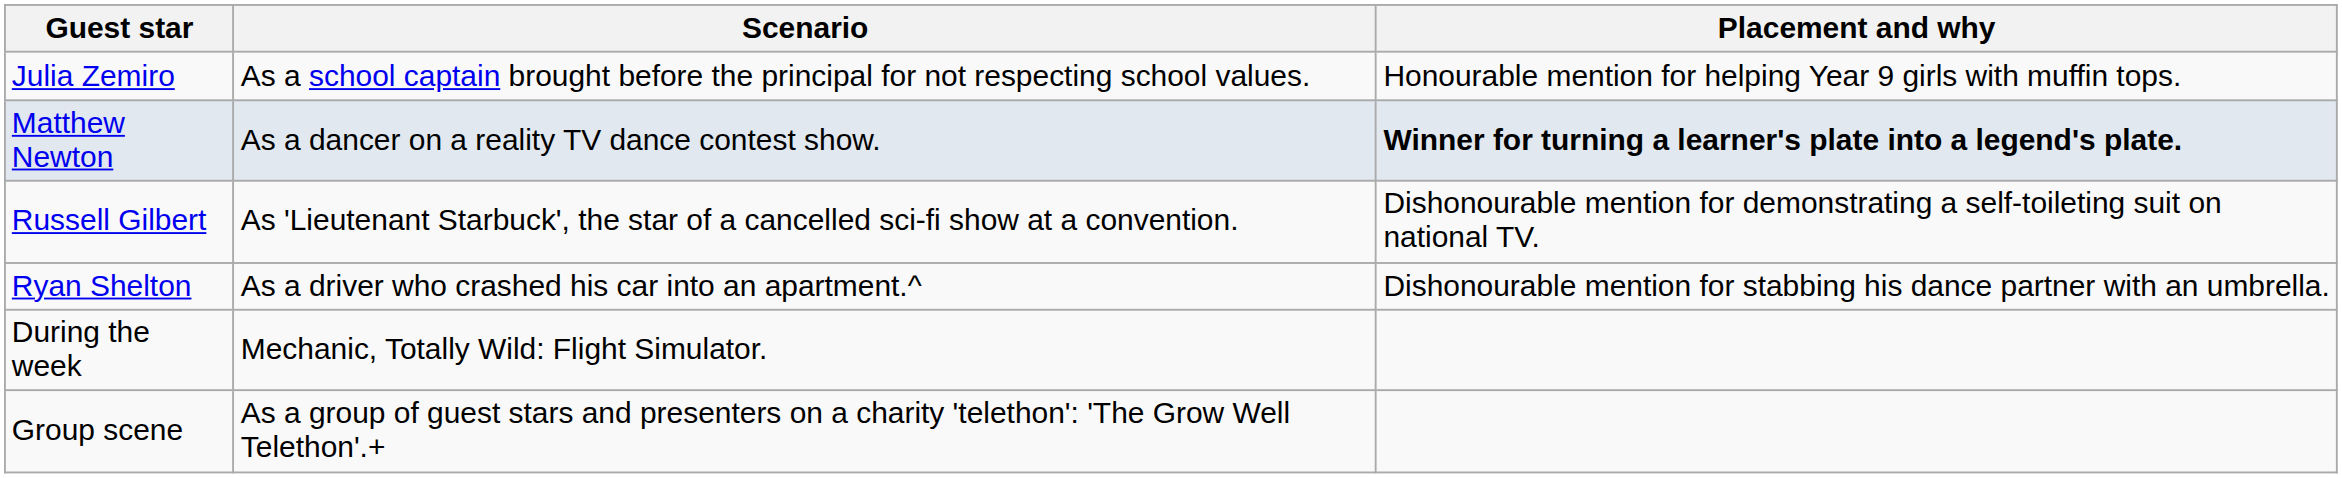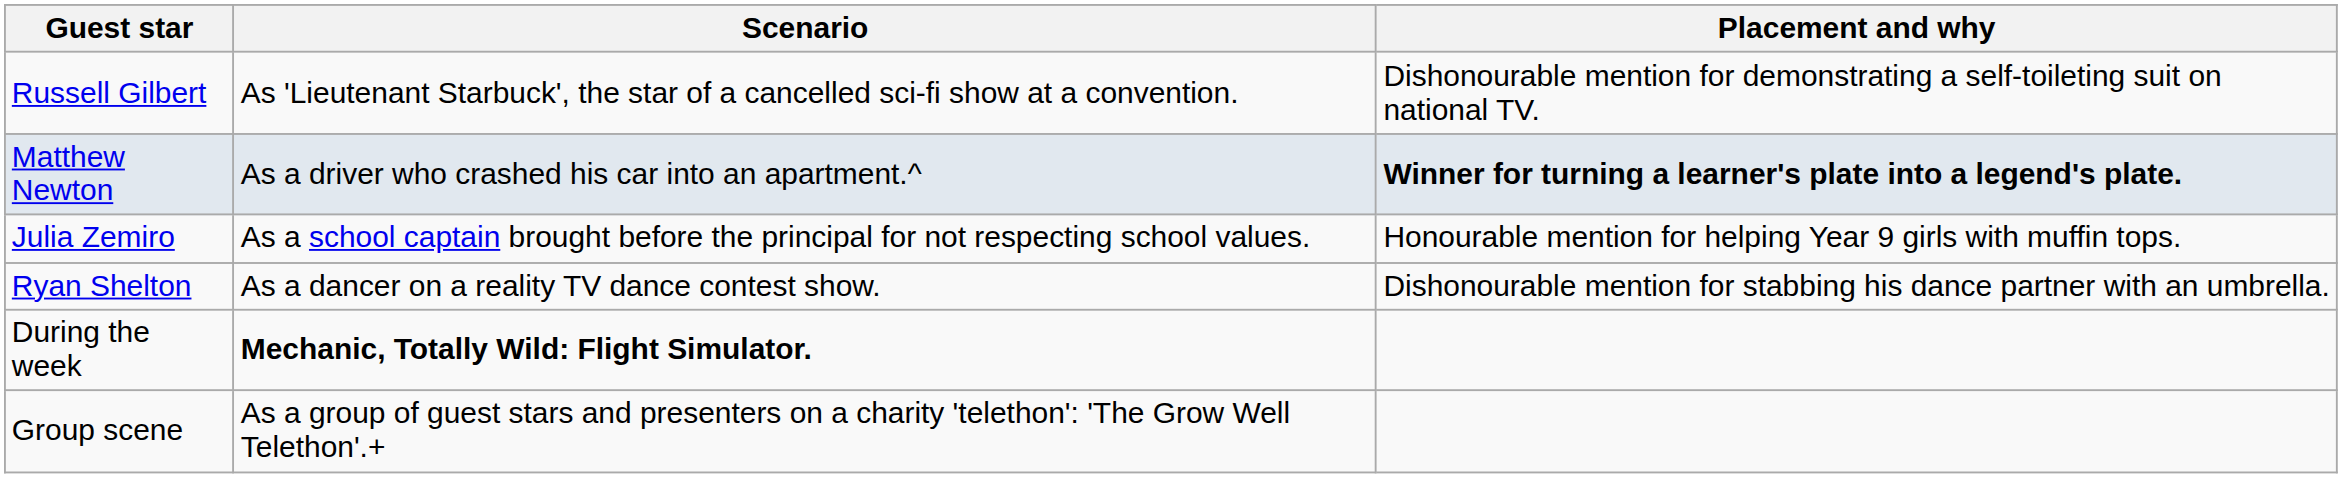rows swapped: (93, 75) <-> (109, 221)
(561, 139) As a dancer on a reality TV dance contest show. -> (581, 173) As a driver who crashed his car into an apartment.^
(581, 285) As a driver who crashed his car into an apartment.^ -> (561, 285) As a dancer on a reality TV dance contest show.
(504, 349) normal -> (526, 349) bold
